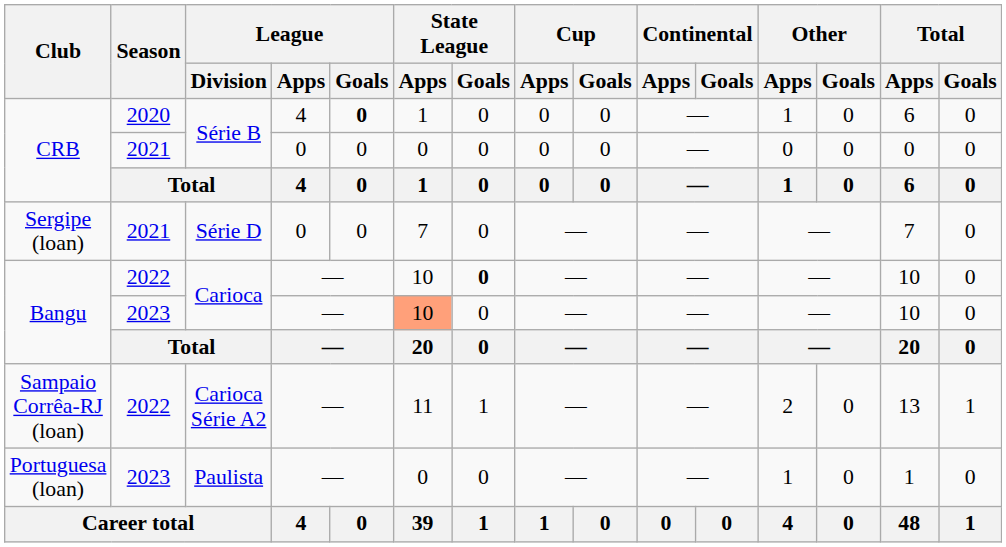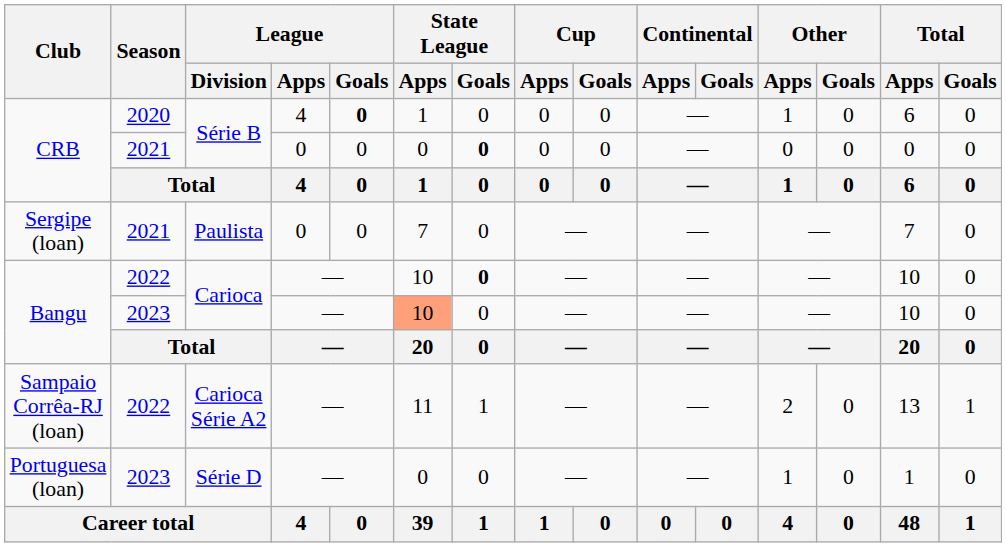(483, 149) normal -> (483, 149) bold
(229, 231) Série D -> (229, 231) Paulista
(229, 477) Paulista -> (229, 477) Série D
